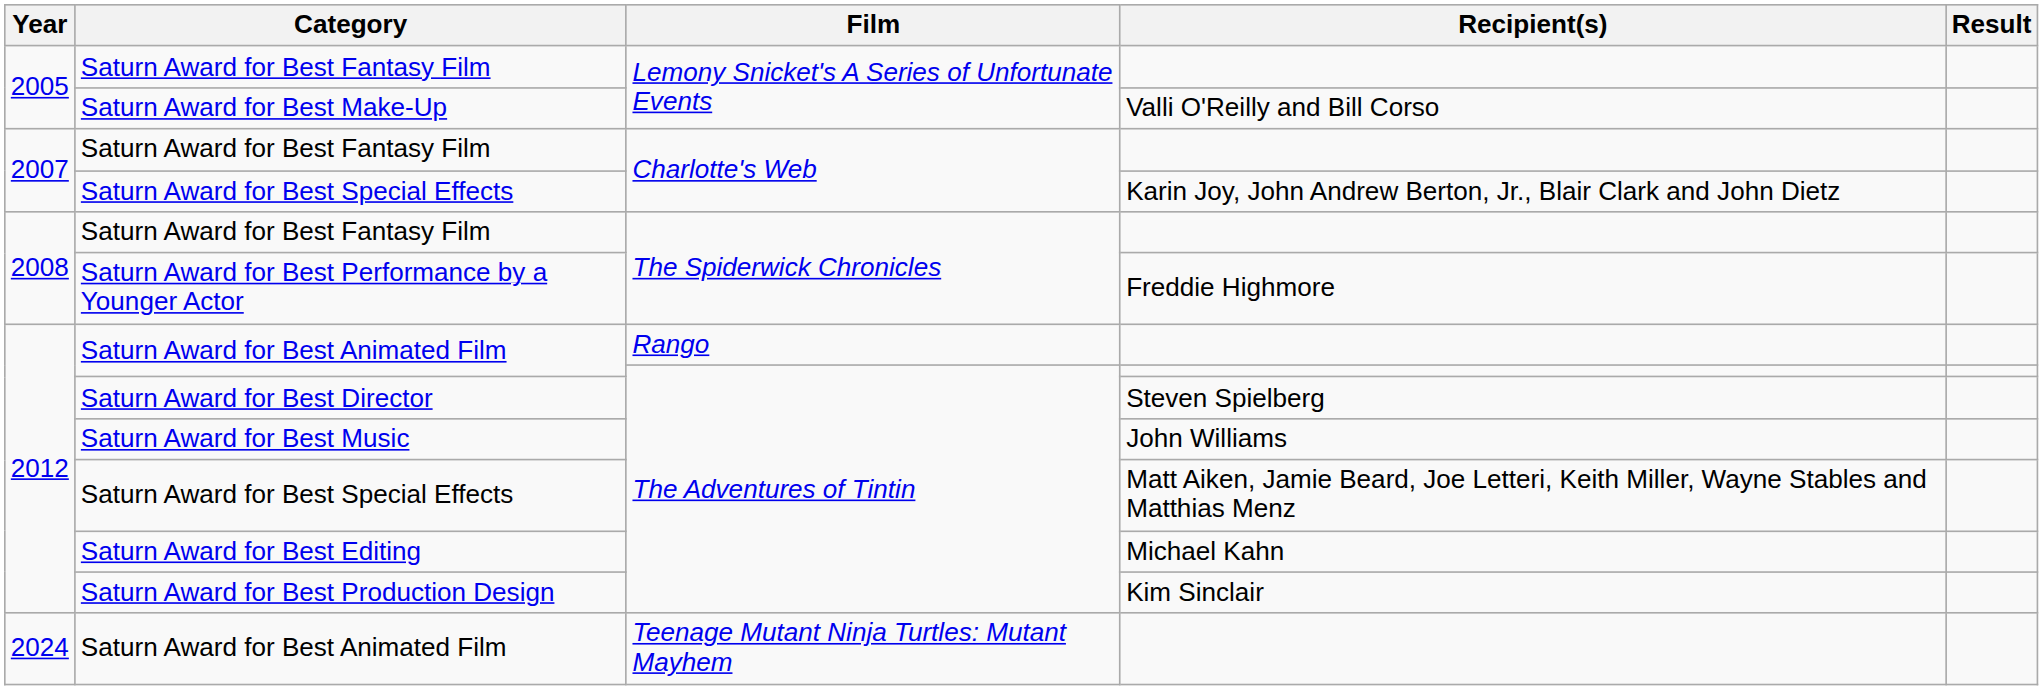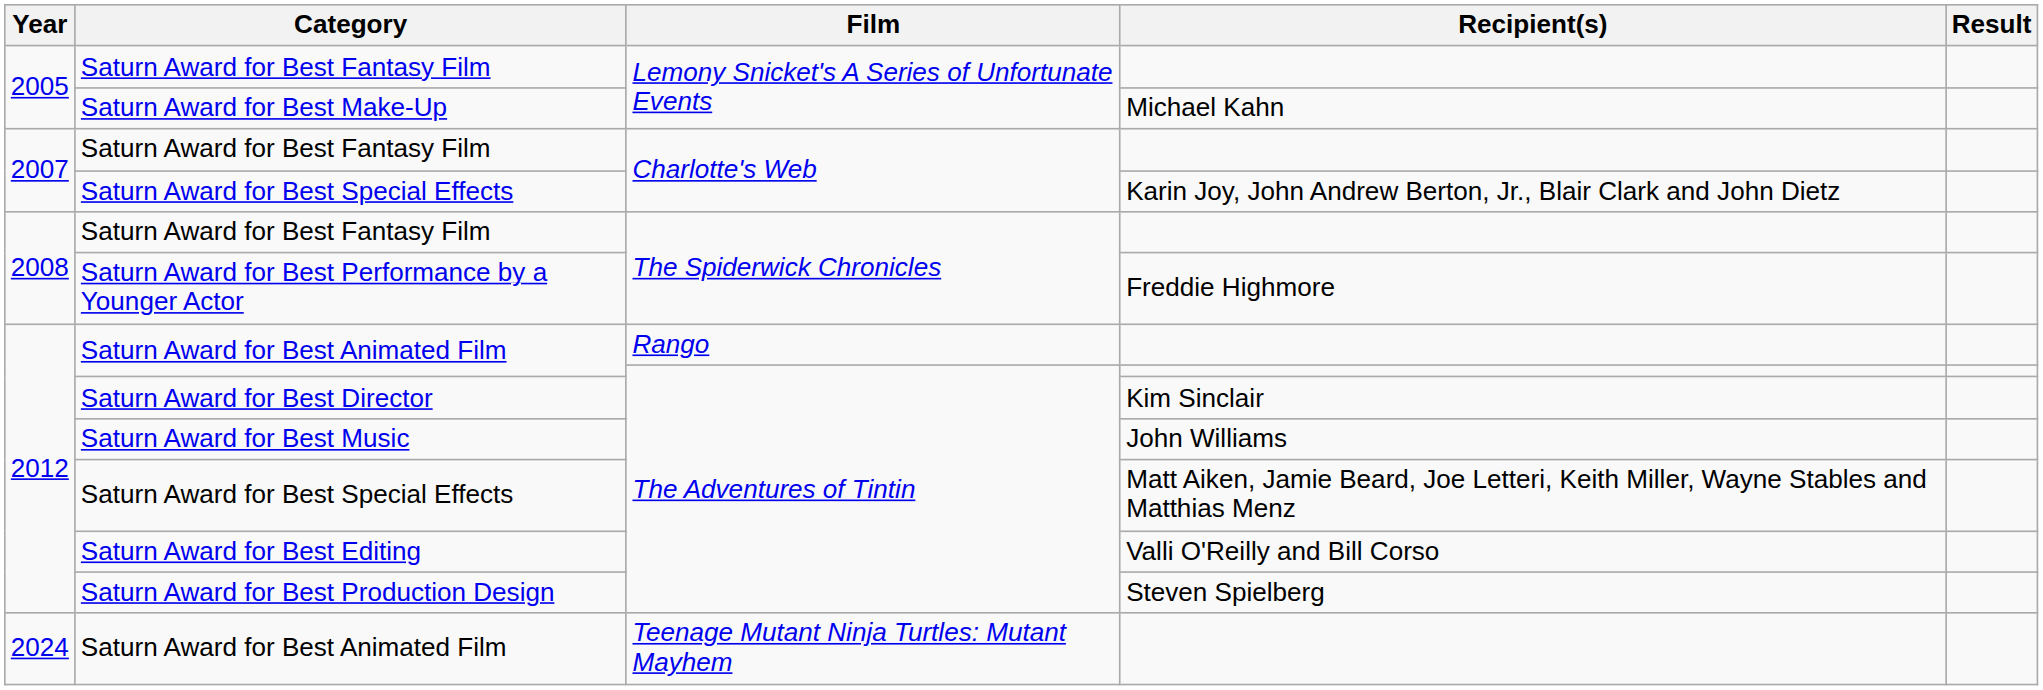(1283, 107) Valli O'Reilly and Bill Corso -> (1205, 107) Michael Kahn
(1225, 397) Steven Spielberg -> (1195, 397) Kim Sinclair
(1205, 550) Michael Kahn -> (1283, 550) Valli O'Reilly and Bill Corso
(1195, 592) Kim Sinclair -> (1225, 592) Steven Spielberg
